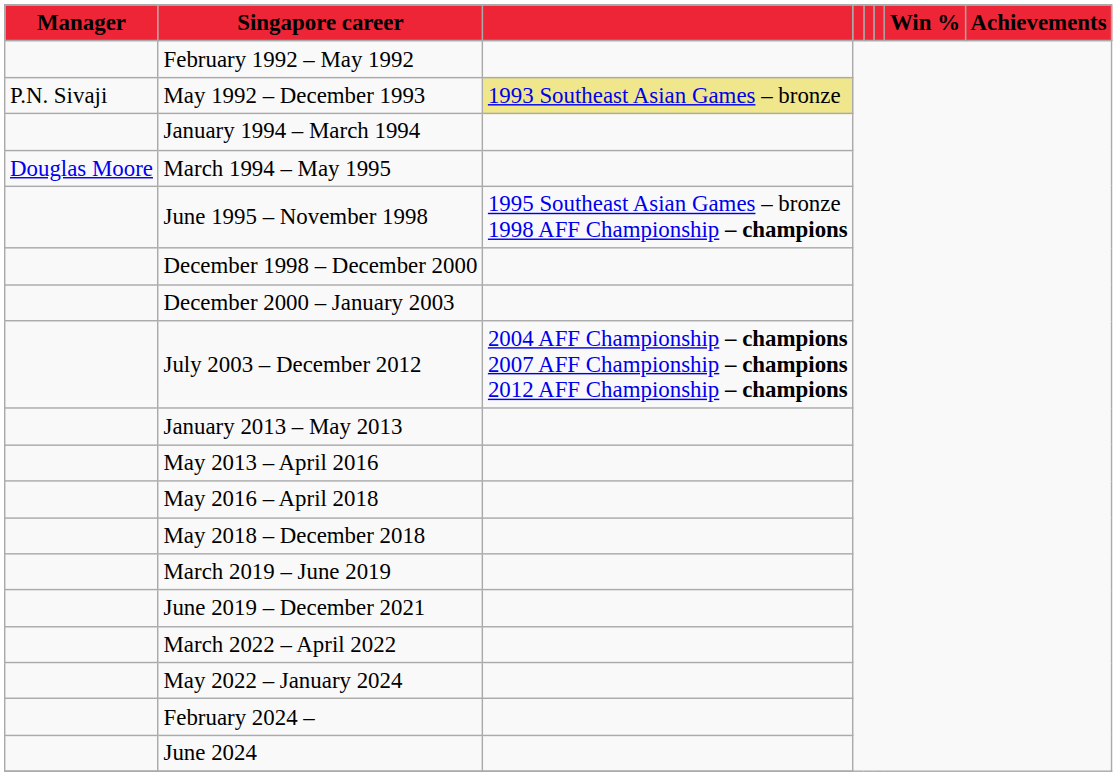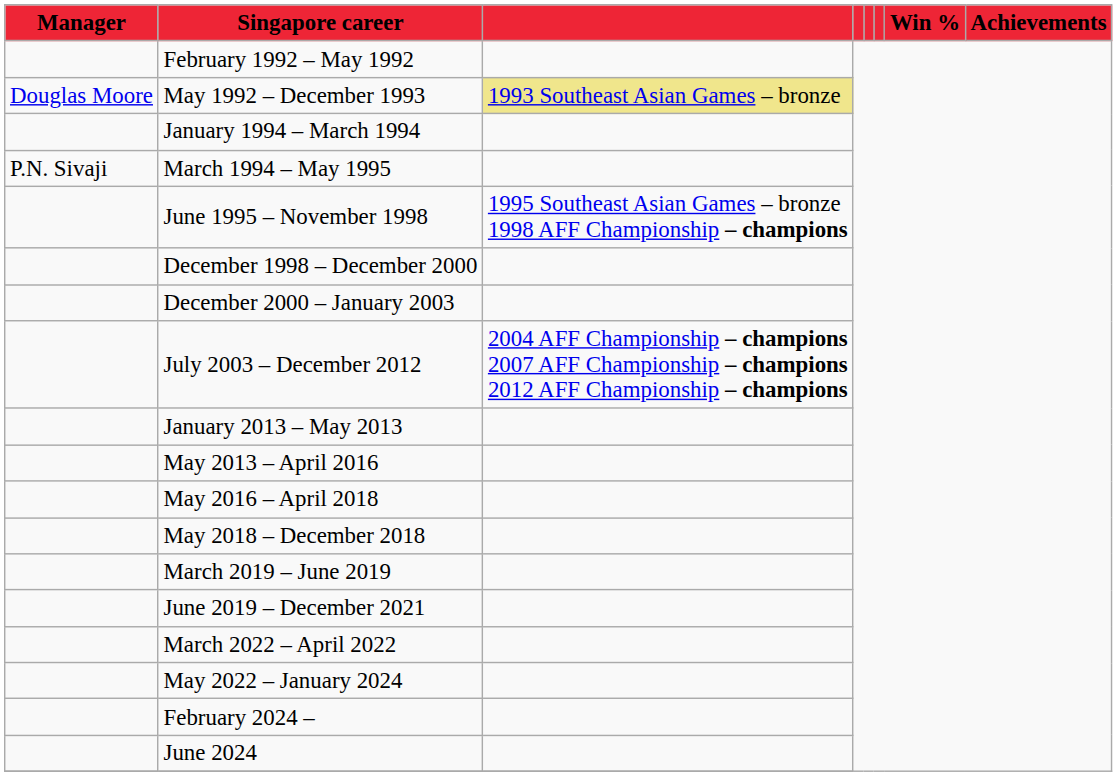(59, 95) P.N. Sivaji -> (81, 95) Douglas Moore
(81, 167) Douglas Moore -> (59, 167) P.N. Sivaji
